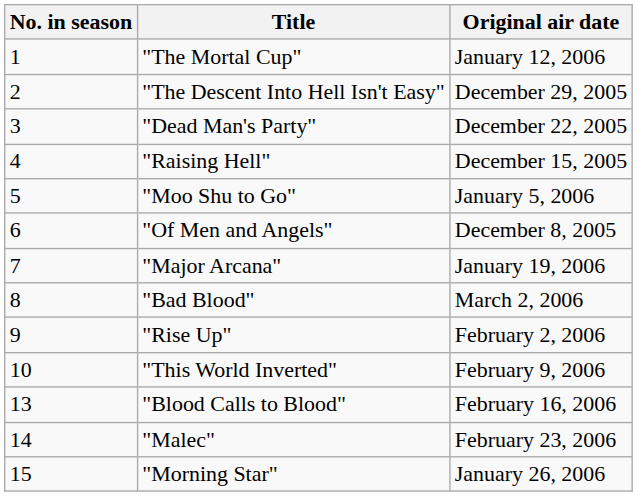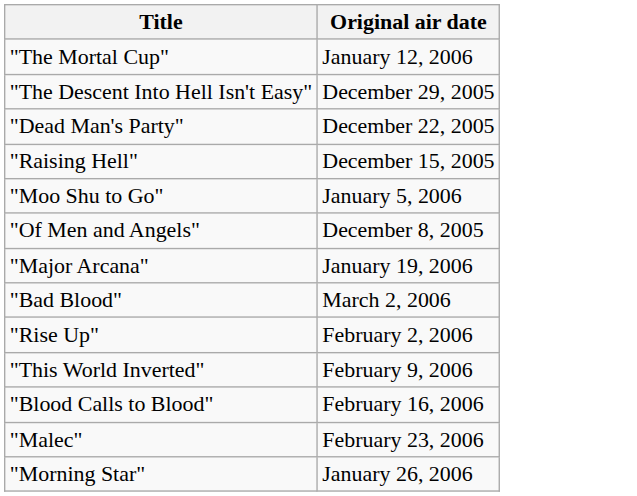- column: (71, 21)
